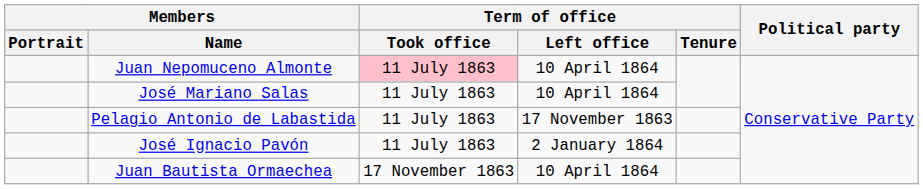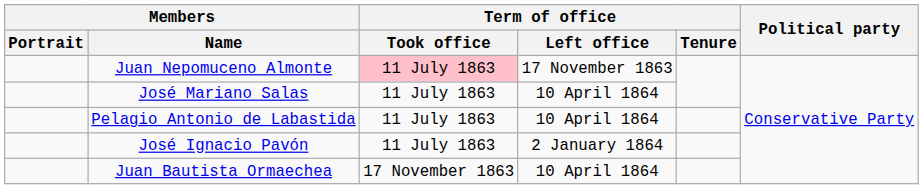(597, 69) 10 April 1864 -> (597, 69) 17 November 1863
(597, 120) 17 November 1863 -> (597, 120) 10 April 1864
